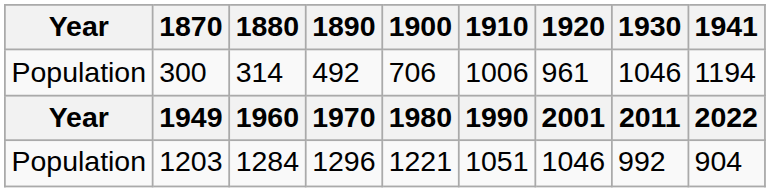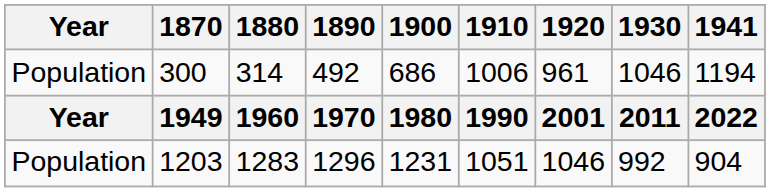(412, 72) 706 -> (412, 72) 686
(267, 162) 1284 -> (267, 162) 1283
(420, 162) 1221 -> (420, 162) 1231
